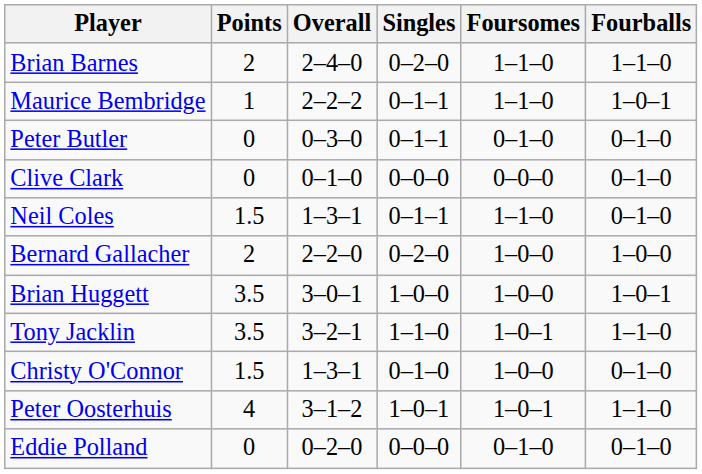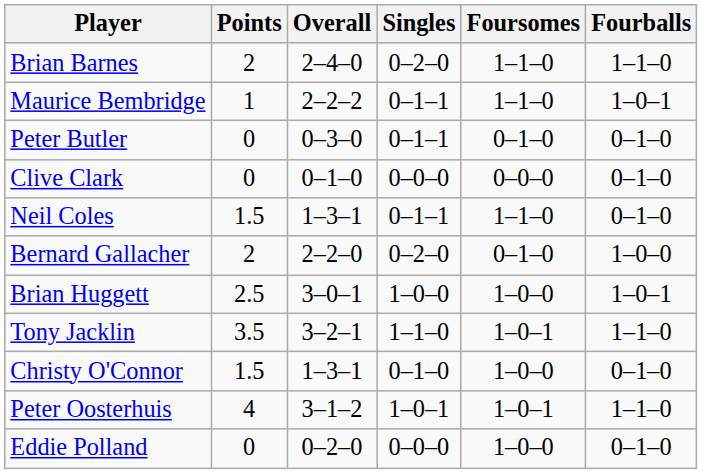(523, 255) 1–0–0 -> (523, 255) 0–1–0
(249, 293) 3.5 -> (249, 293) 2.5
(523, 448) 0–1–0 -> (523, 448) 1–0–0
